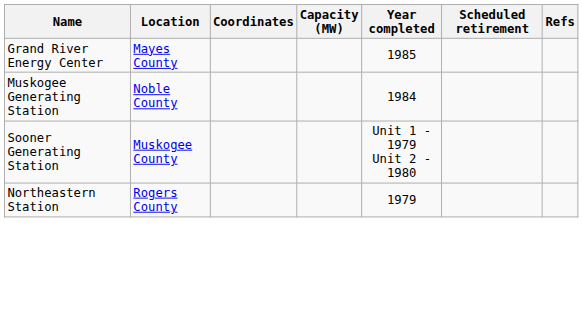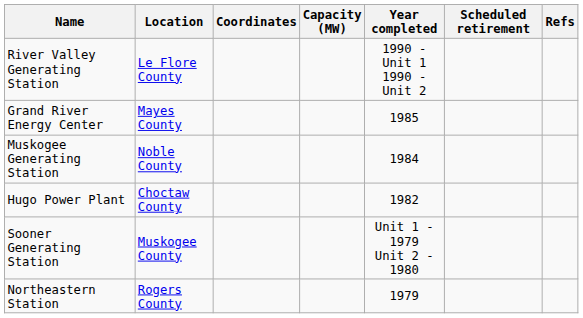+ row: (52, 70)
+ row: (66, 200)
